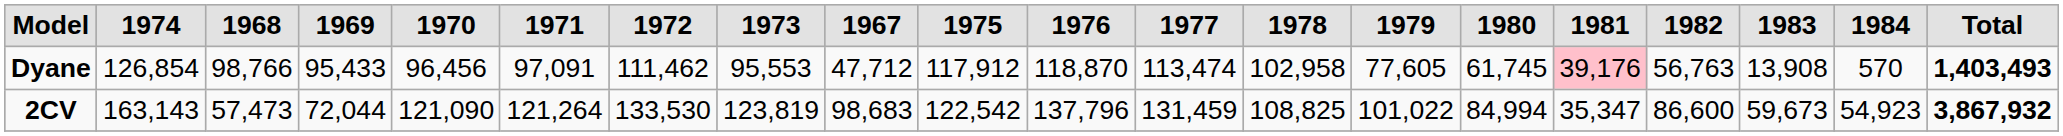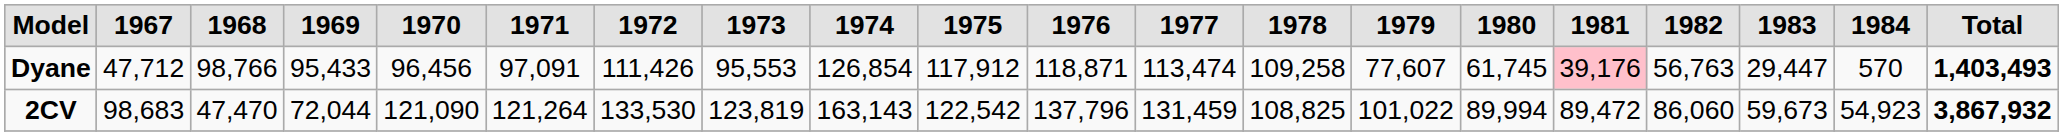columns swapped: (872, 25) <-> (151, 25)
(663, 67) 111,462 -> (648, 67) 111,426
(1081, 67) 118,870 -> (1081, 67) 118,871
(1297, 67) 102,958 -> (1297, 67) 109,258
(1406, 67) 77,605 -> (1406, 67) 77,607
(1787, 67) 13,908 -> (1787, 67) 29,447
(252, 109) 57,473 -> (237, 109) 47,470
(1507, 109) 84,994 -> (1507, 109) 89,994
(1600, 109) 35,347 -> (1600, 109) 89,472
(1694, 109) 86,600 -> (1694, 109) 86,060
